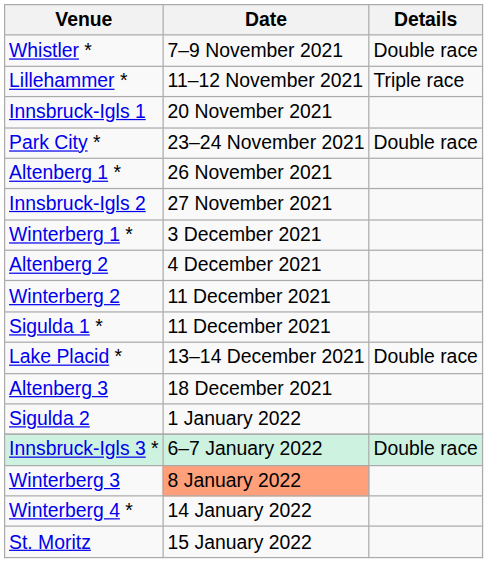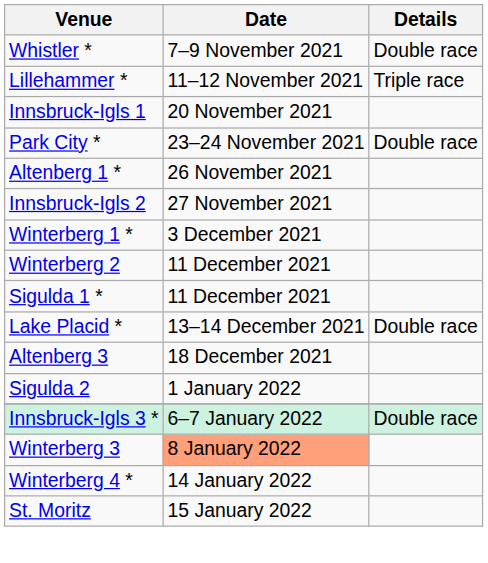- row: (59, 265)
